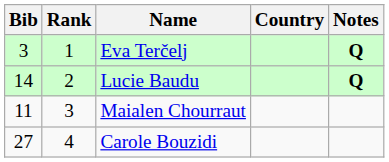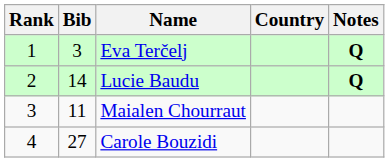columns swapped: (69, 19) <-> (23, 19)
